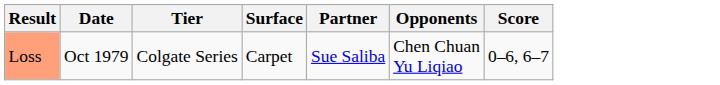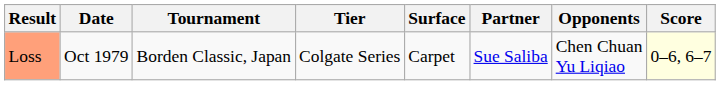+ column: (214, 18)
(518, 55) no background -> (681, 55) lightyellow background
